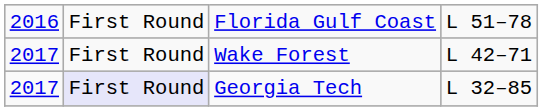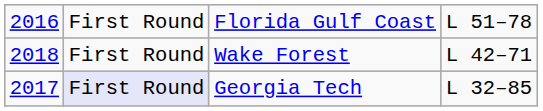(34, 55) 2017 -> (34, 55) 2018
